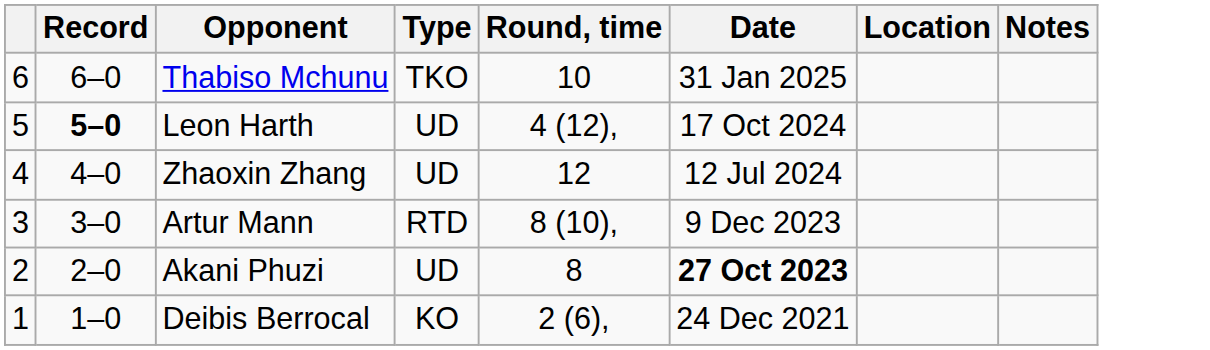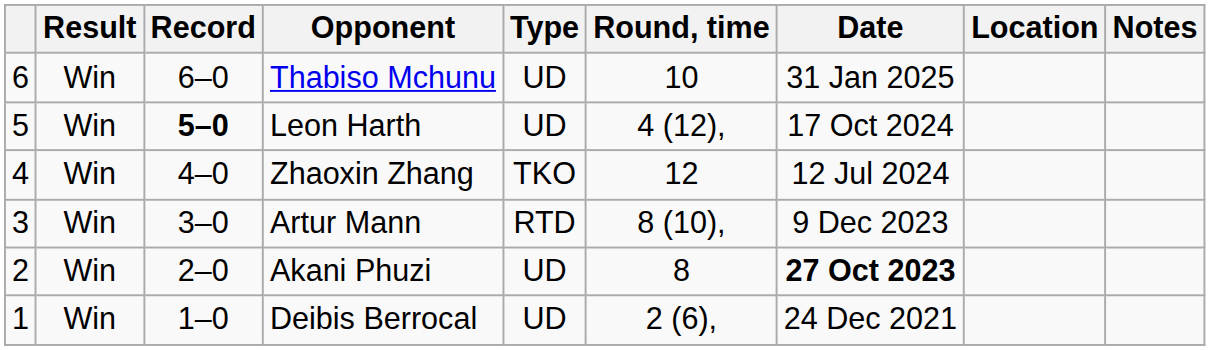+ column: (90, 28)
(437, 77) TKO -> (545, 77) UD
(437, 174) UD -> (545, 174) TKO
(437, 319) KO -> (545, 319) UD
